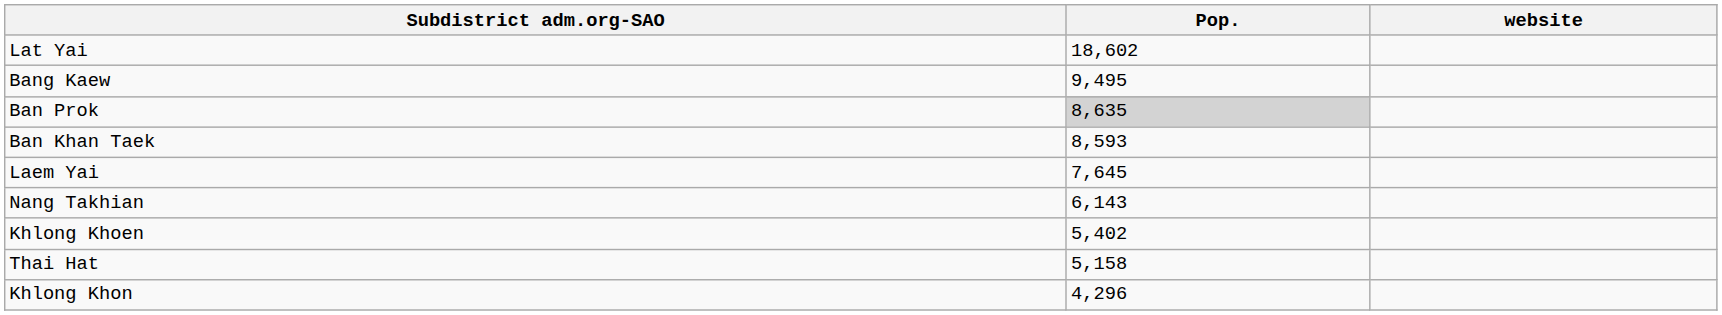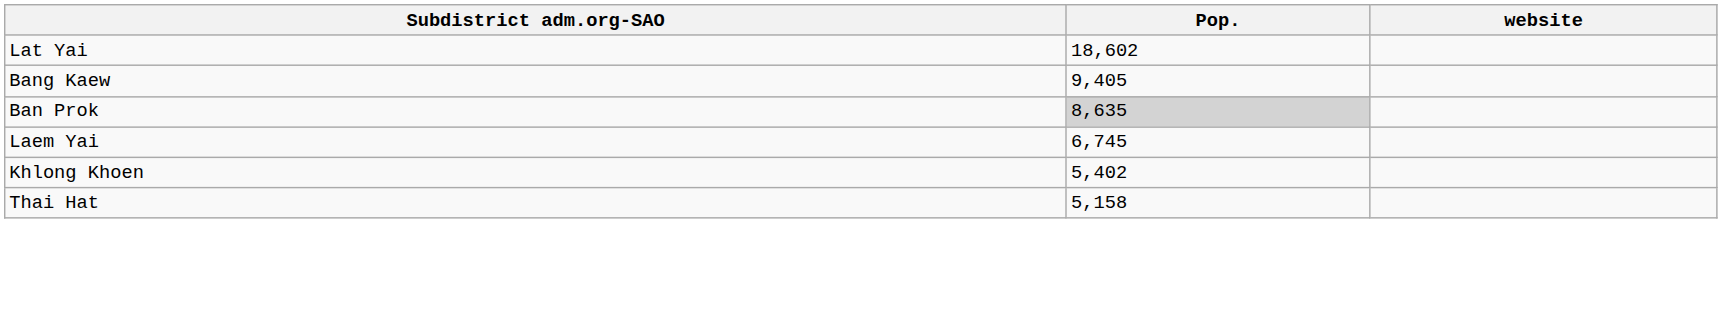(1099, 81) 9,495 -> (1099, 81) 9,405
- row: (82, 142)
(1099, 173) 7,645 -> (1099, 142) 6,745
- row: (77, 203)
- row: (71, 295)
